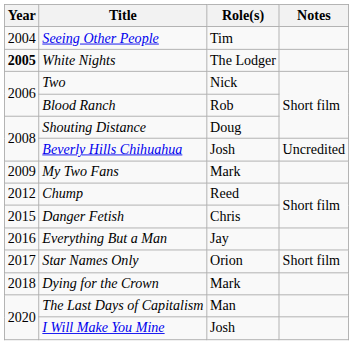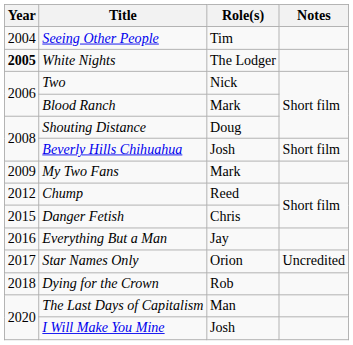(222, 104) Rob -> (225, 104) Mark
(314, 149) Uncredited -> (311, 149) Short film
(311, 261) Short film -> (314, 261) Uncredited
(225, 283) Mark -> (222, 283) Rob
